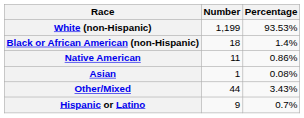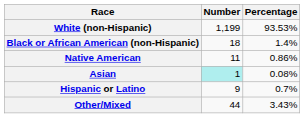(238, 74) no background -> (238, 74) paleturquoise background
rows swapped: (103, 89) <-> (103, 105)
